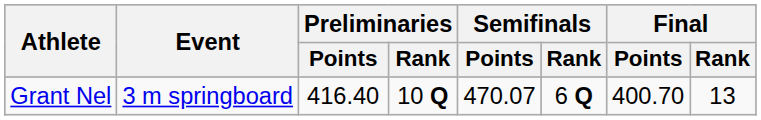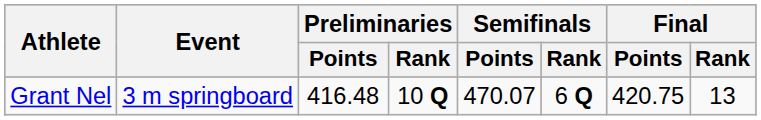(343, 96) 416.40 -> (343, 96) 416.48
(648, 96) 400.70 -> (648, 96) 420.75
